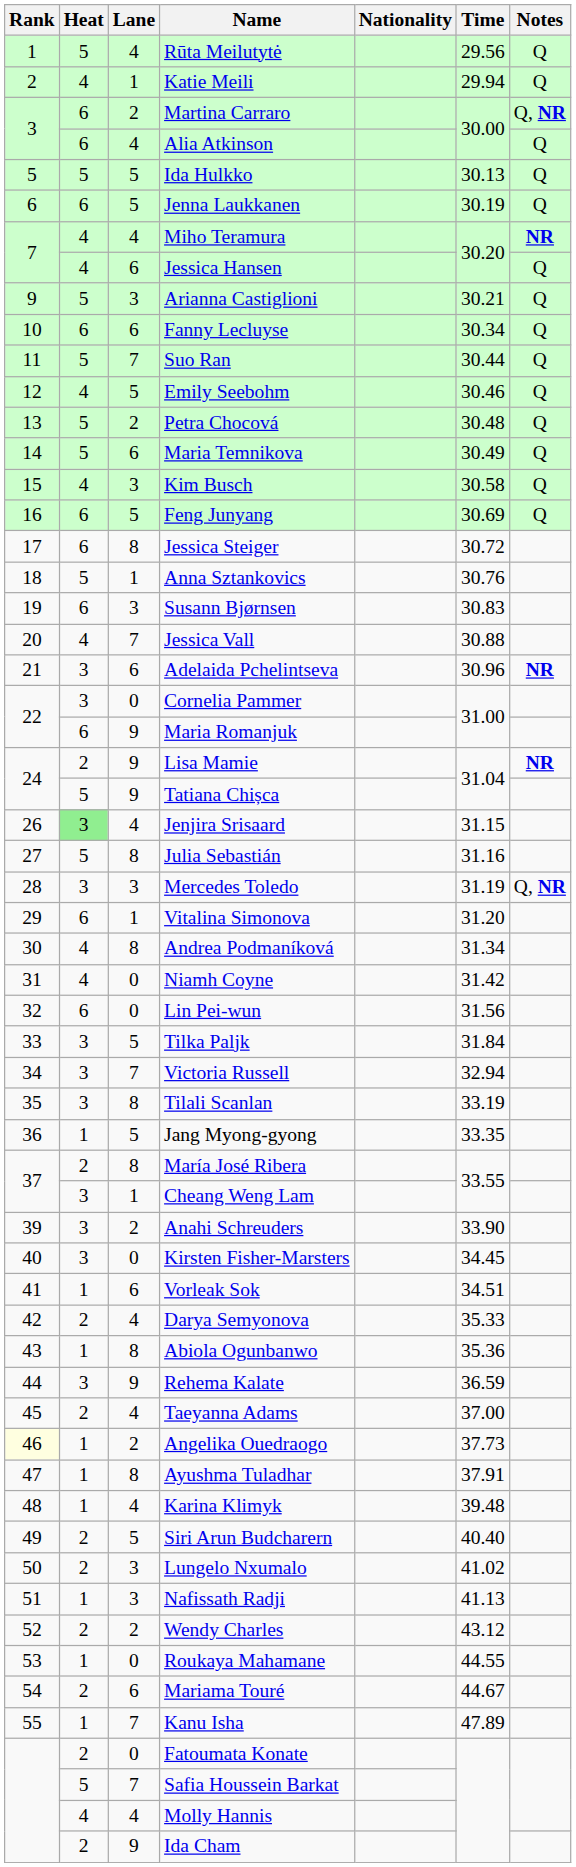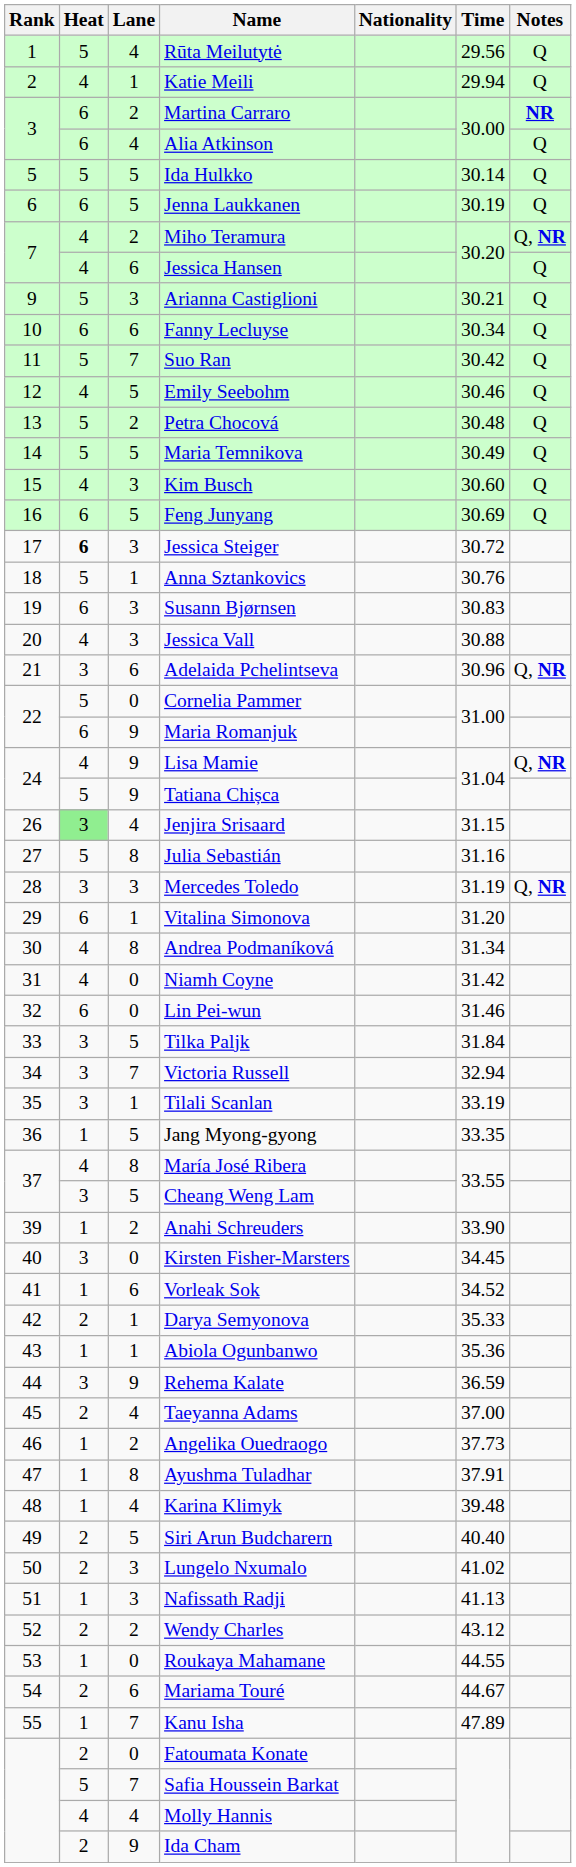(540, 112) Q, NR -> (540, 112) NR
(483, 174) 30.13 -> (483, 174) 30.14
(134, 236) 4 -> (134, 236) 2
(540, 236) NR -> (540, 236) Q, NR
(483, 360) 30.44 -> (483, 360) 30.42
(134, 453) 6 -> (134, 453) 5
(483, 484) 30.58 -> (483, 484) 30.60
(84, 546) normal -> (84, 546) bold
(134, 546) 8 -> (134, 546) 3
(134, 639) 7 -> (134, 639) 3
(540, 670) NR -> (540, 670) Q, NR
(84, 701) 3 -> (84, 701) 5
(84, 762) 2 -> (84, 762) 4
(540, 762) NR -> (540, 762) Q, NR
(483, 1010) 31.56 -> (483, 1010) 31.46
(134, 1103) 8 -> (134, 1103) 1
(84, 1165) 2 -> (84, 1165) 4
(134, 1196) 1 -> (134, 1196) 5
(84, 1227) 3 -> (84, 1227) 1
(483, 1289) 34.51 -> (483, 1289) 34.52
(134, 1320) 4 -> (134, 1320) 1
(134, 1351) 8 -> (134, 1351) 1
(32, 1444) lightyellow background -> (32, 1444) no background
